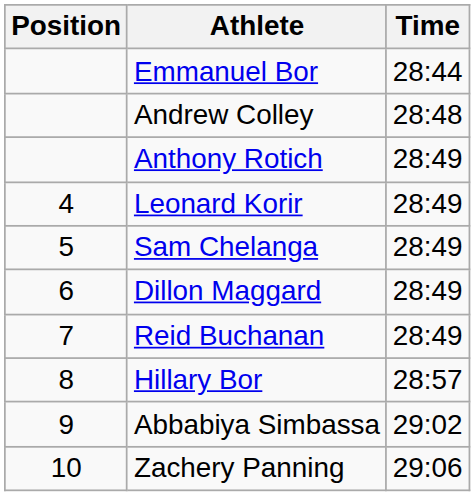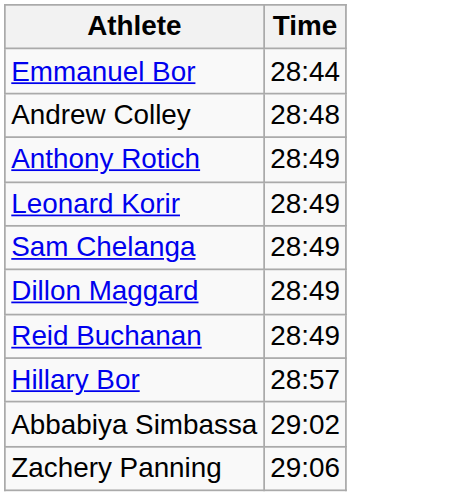- column: (66, 26)
